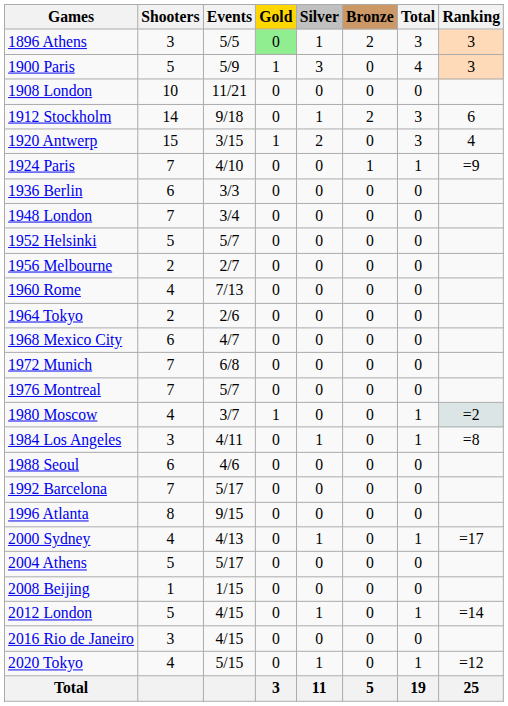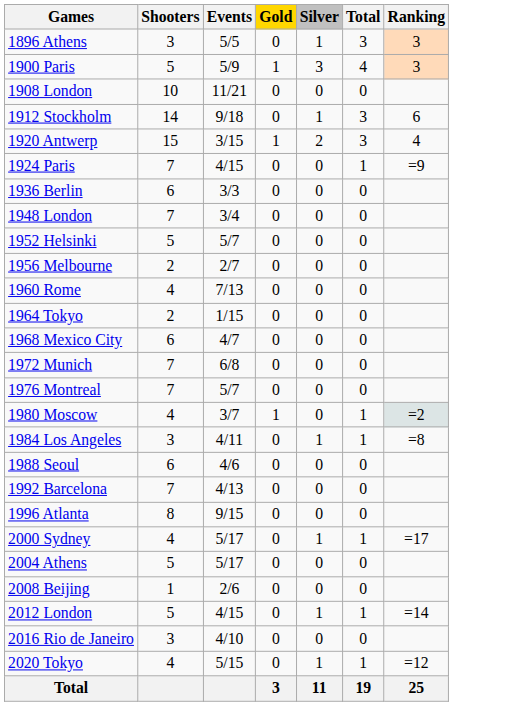- column: (370, 16)
(276, 41) lightgreen background -> (276, 41) no background
(229, 166) 4/10 -> (229, 166) 4/15
(229, 315) 2/6 -> (229, 315) 1/15
(229, 489) 5/17 -> (229, 489) 4/13
(229, 539) 4/13 -> (229, 539) 5/17
(229, 588) 1/15 -> (229, 588) 2/6
(229, 638) 4/15 -> (229, 638) 4/10
